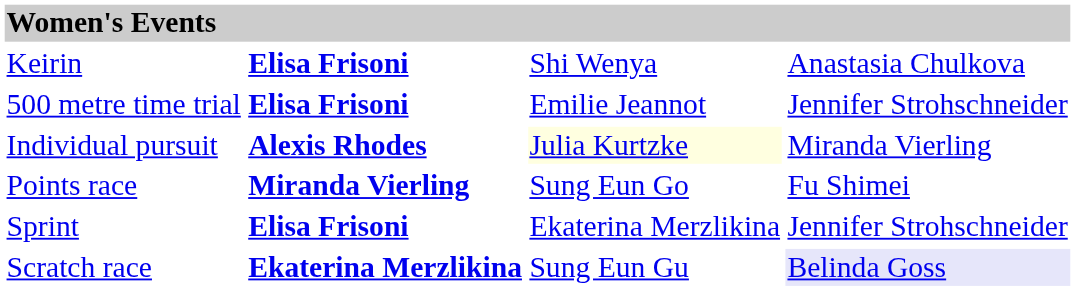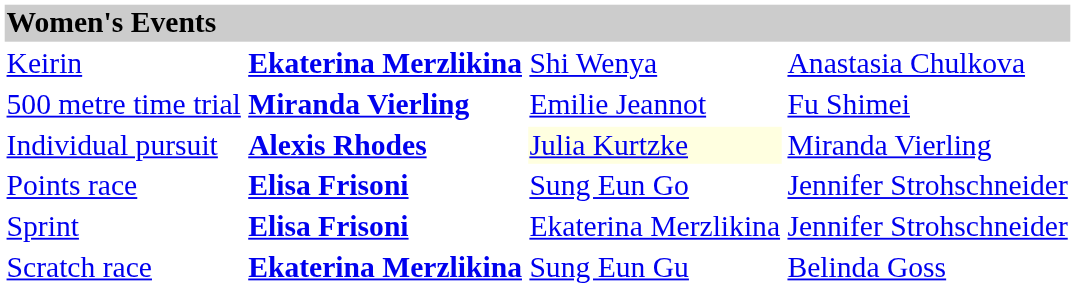(328, 63) Elisa Frisoni -> (385, 63) Ekaterina Merzlikina
(328, 104) Elisa Frisoni -> (359, 104) Miranda Vierling
(928, 104) Jennifer Strohschneider -> (849, 104) Fu Shimei
(359, 185) Miranda Vierling -> (328, 185) Elisa Frisoni
(849, 185) Fu Shimei -> (928, 185) Jennifer Strohschneider
(867, 266) lavender background -> (867, 266) no background
